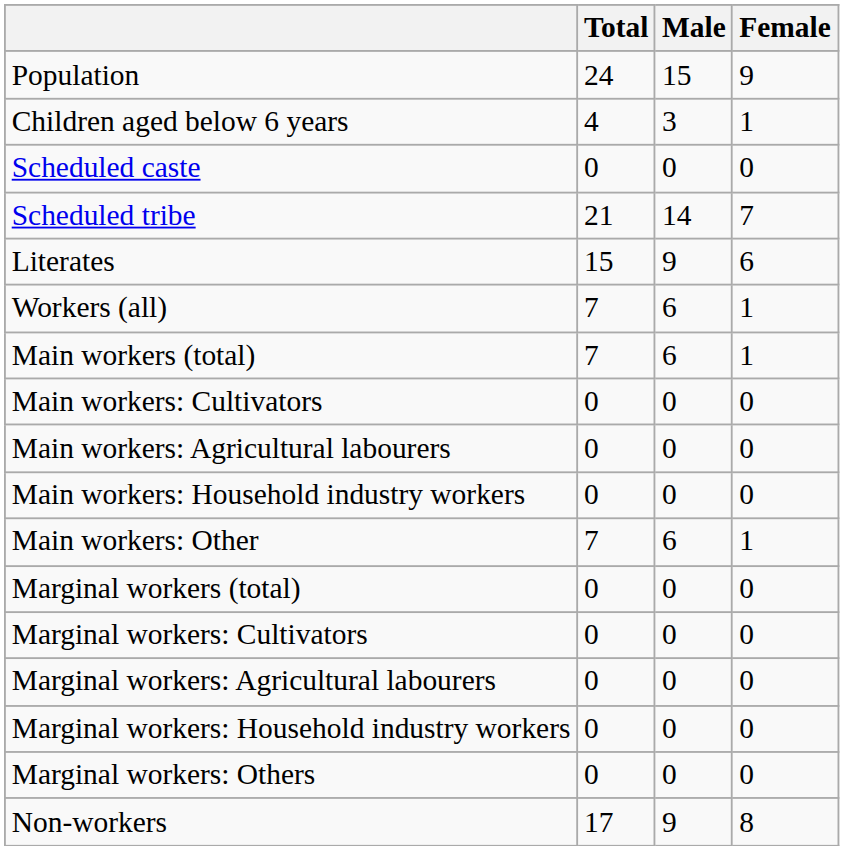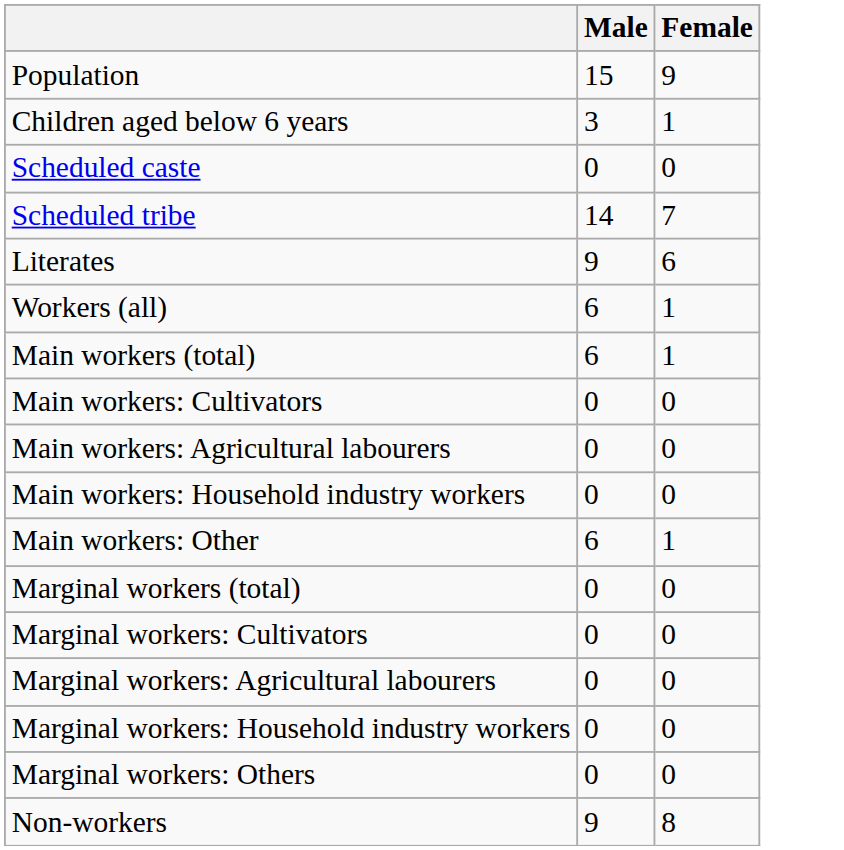- column: (616, 27)
